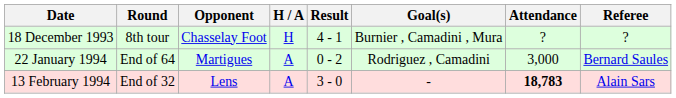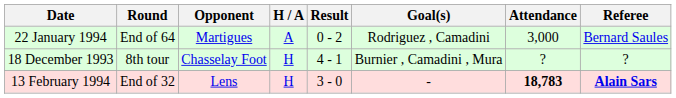rows swapped: (61, 37) <-> (61, 59)
(289, 81) A -> (289, 81) H
(626, 81) normal -> (626, 81) bold
